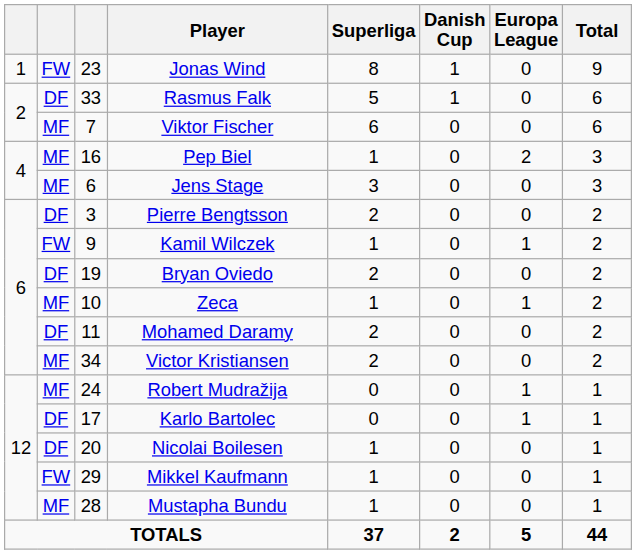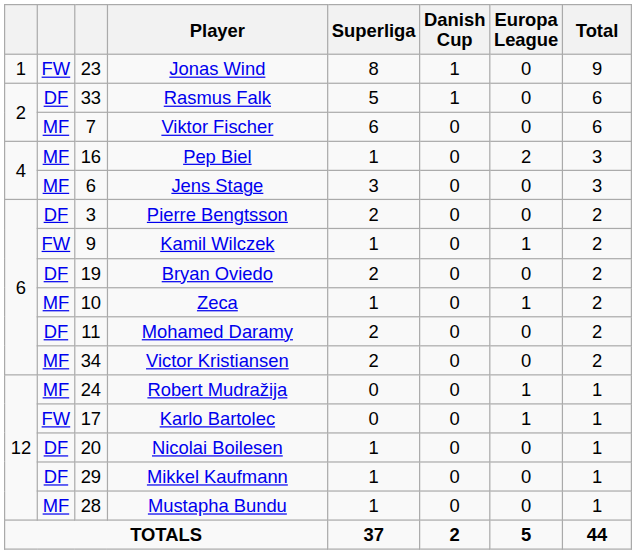(56, 418) DF -> (56, 418) FW
(56, 477) FW -> (56, 477) DF
